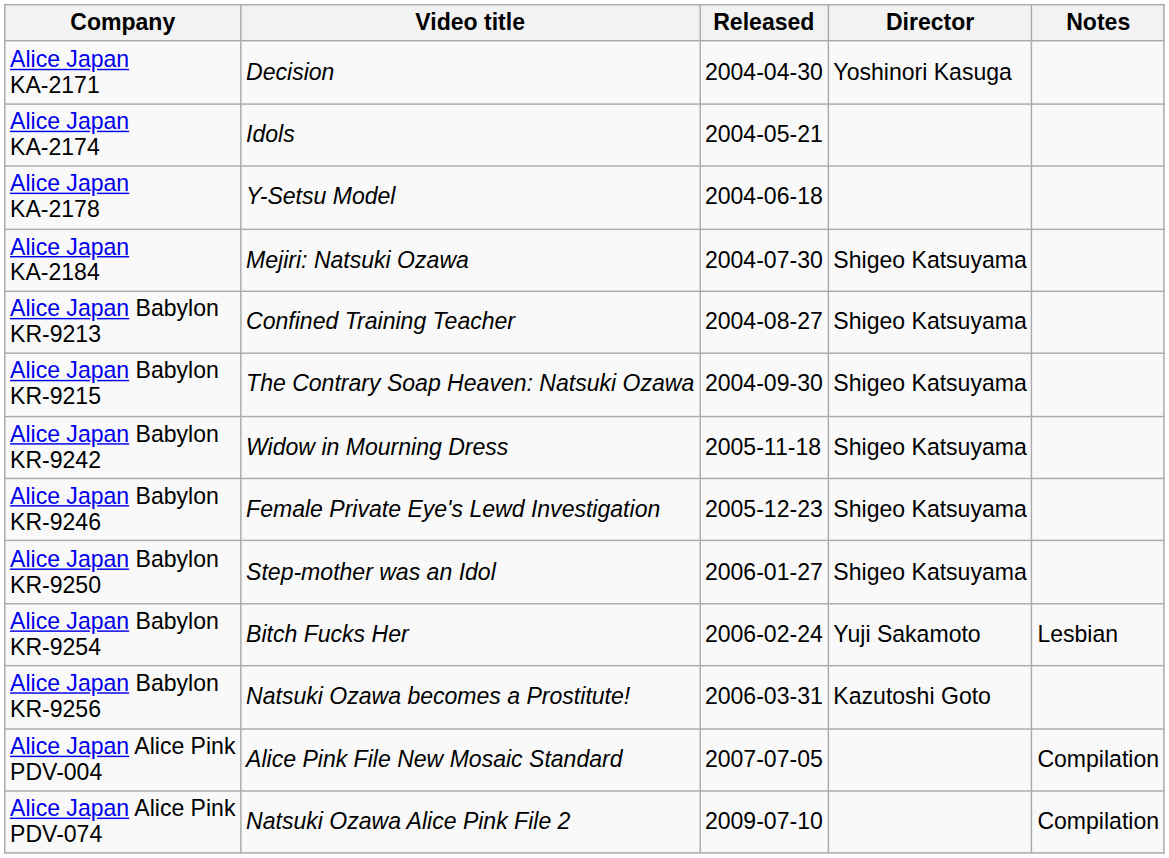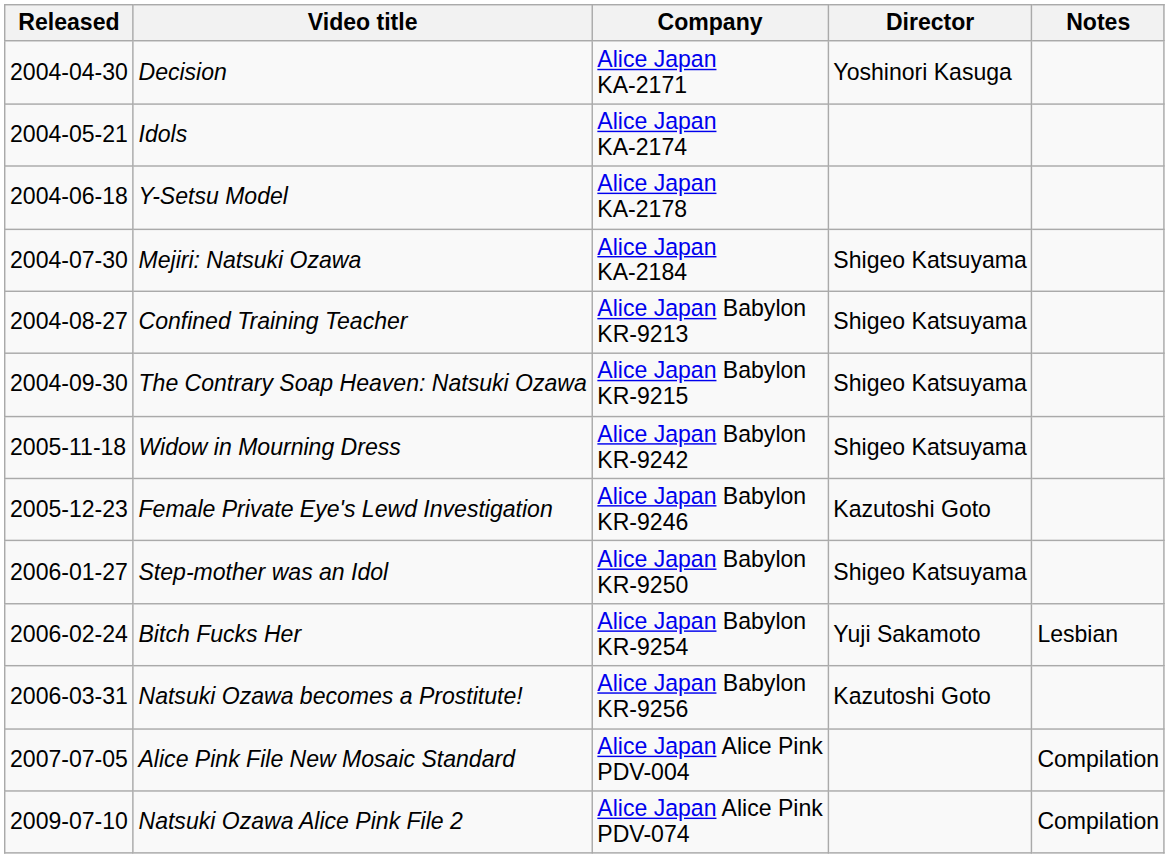columns swapped: (764, 22) <-> (123, 22)
(930, 509) Shigeo Katsuyama -> (912, 509) Kazutoshi Goto
